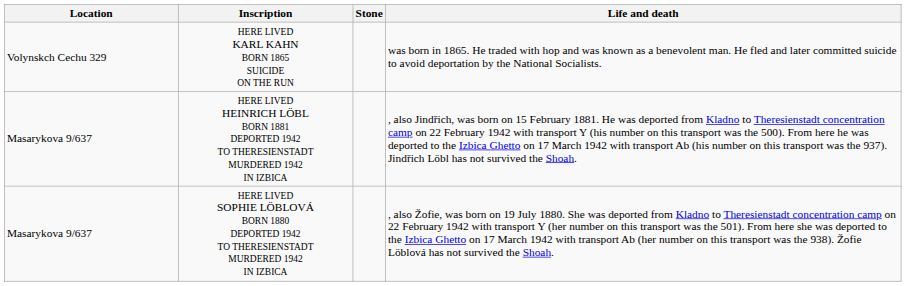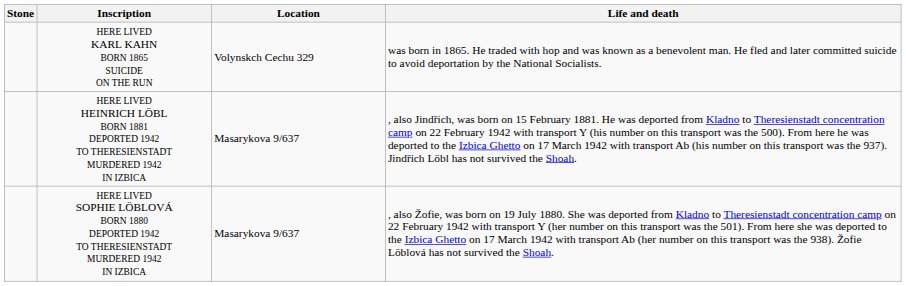columns swapped: (369, 13) <-> (91, 13)
